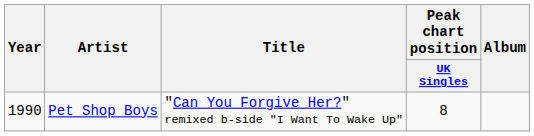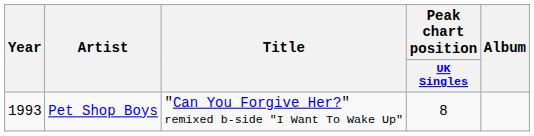(25, 111) 1990 -> (25, 111) 1993
